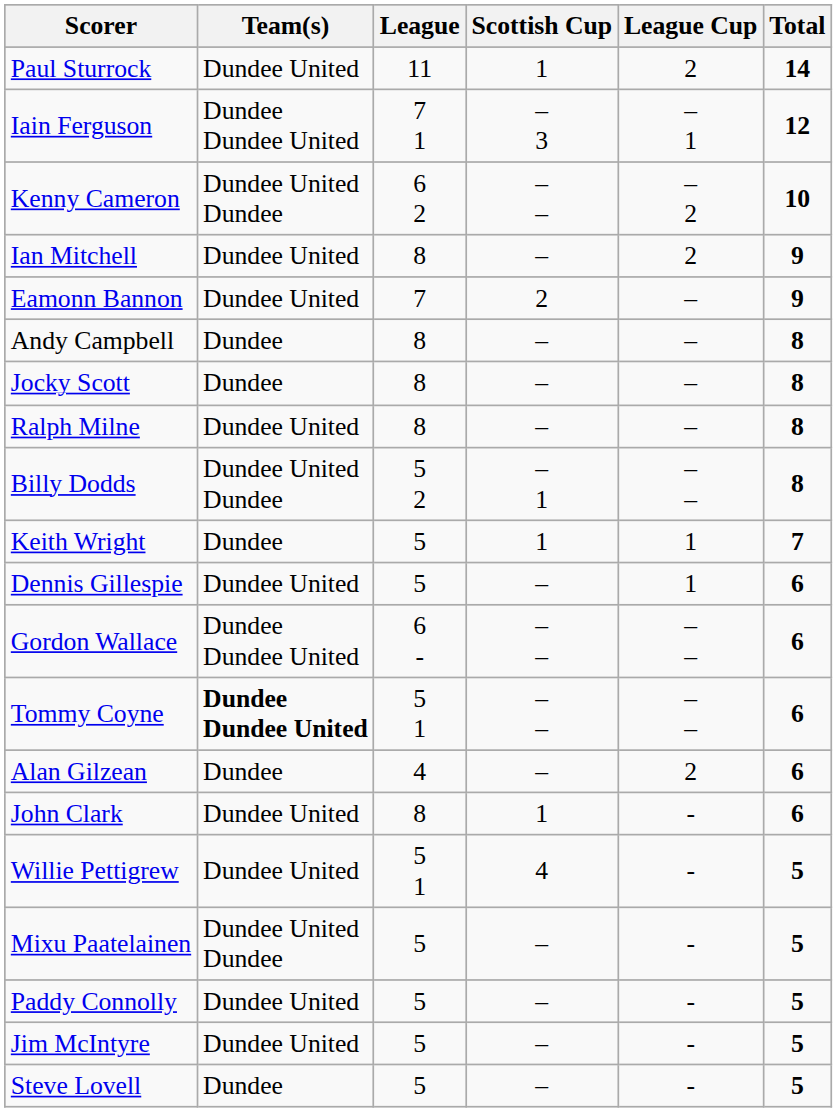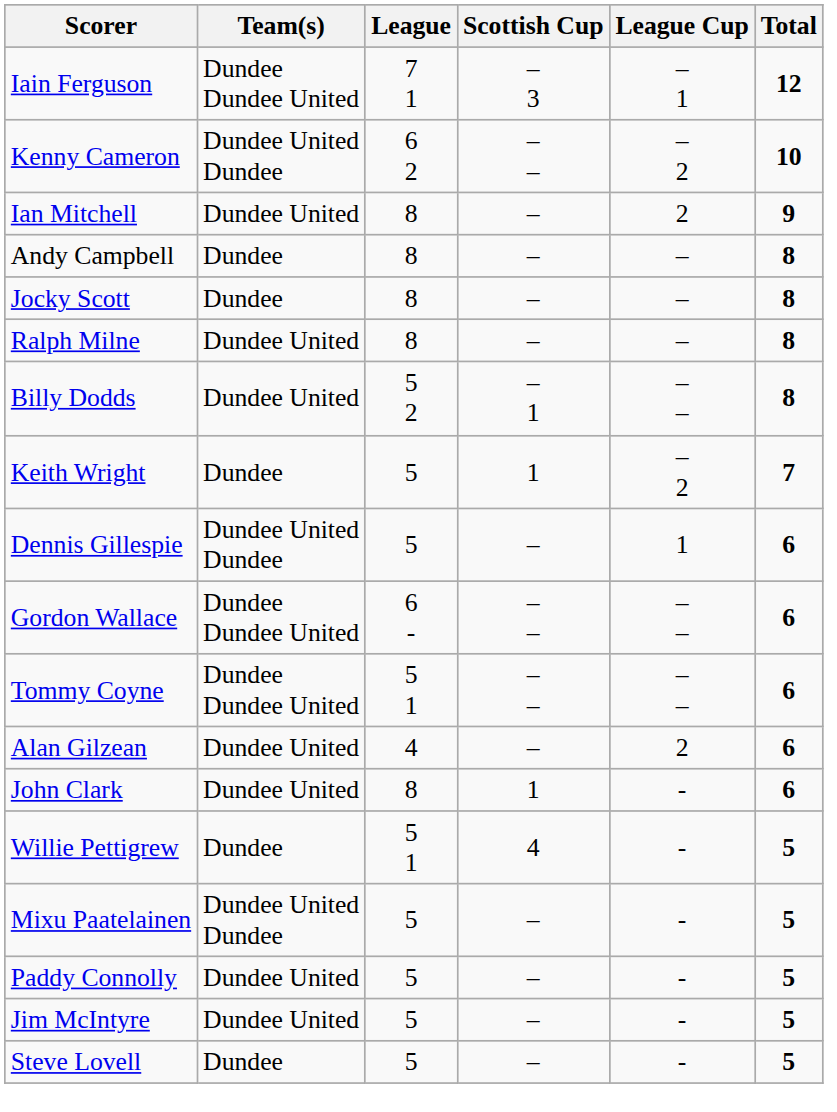- row: (81, 68)
- row: (97, 298)
(281, 483) Dundee United Dundee -> (281, 398) Dundee United
(691, 540) 1 -> (682, 471) – 2
(281, 583) Dundee United -> (281, 543) Dundee United Dundee
(285, 713) bold -> (281, 689) normal
(243, 770) Dundee -> (281, 747) Dundee United
(281, 870) Dundee United -> (243, 846) Dundee
